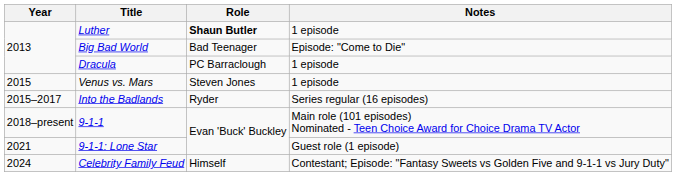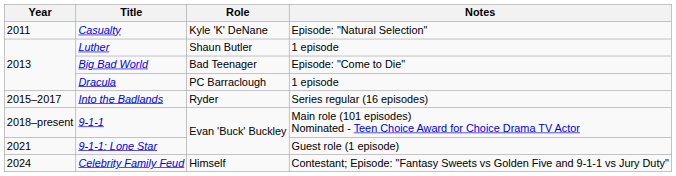+ row: (100, 30)
(223, 30) bold -> (221, 47) normal
- row: (116, 82)
